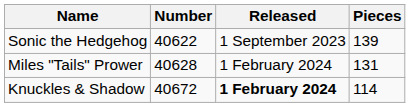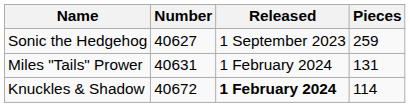(176, 41) 40622 -> (176, 41) 40627
(366, 41) 139 -> (366, 41) 259
(176, 65) 40628 -> (176, 65) 40631
